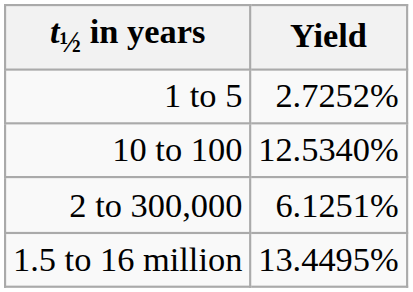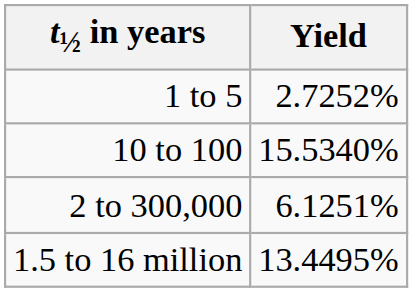(328, 149) 12.5340% -> (328, 149) 15.5340%
